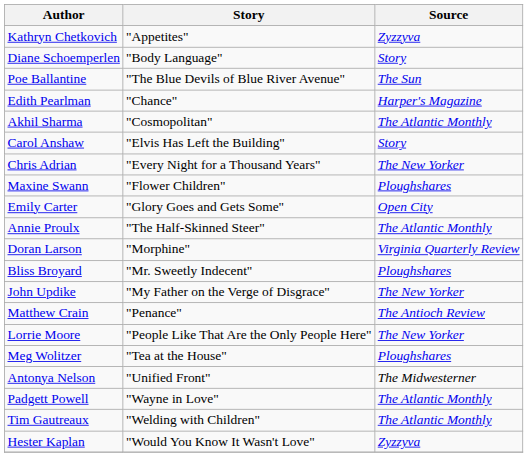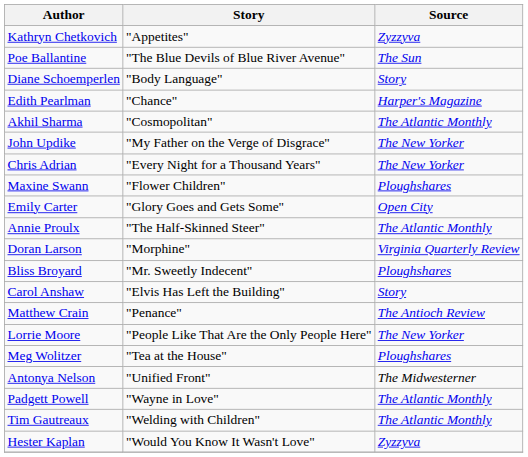rows swapped: (47, 79) <-> (64, 57)
rows swapped: (46, 143) <-> (42, 292)
